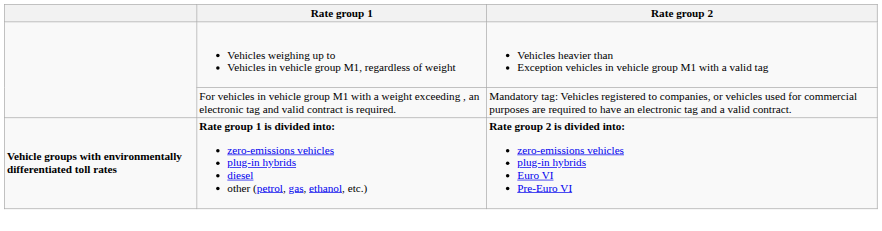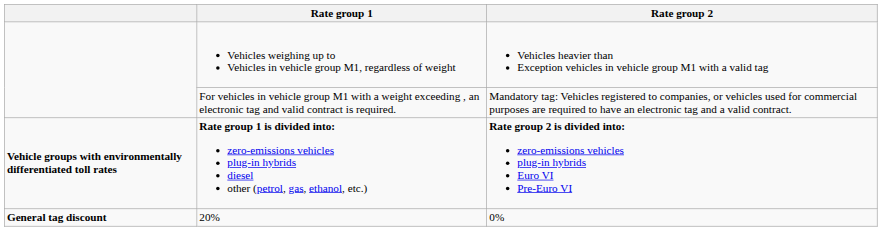+ row: (210, 217)
